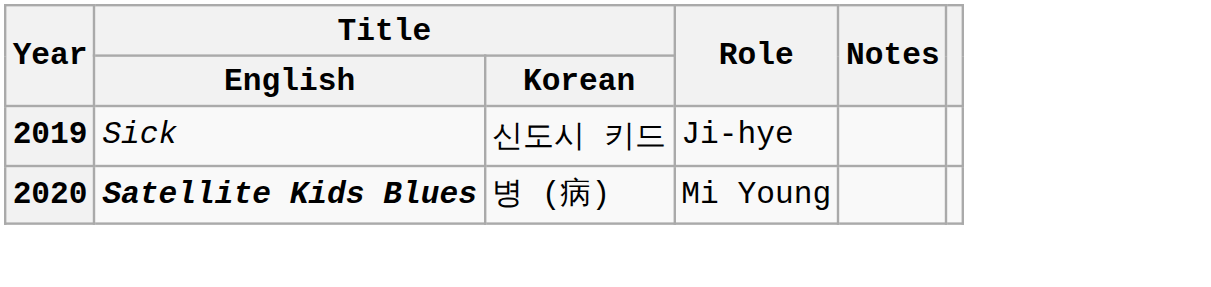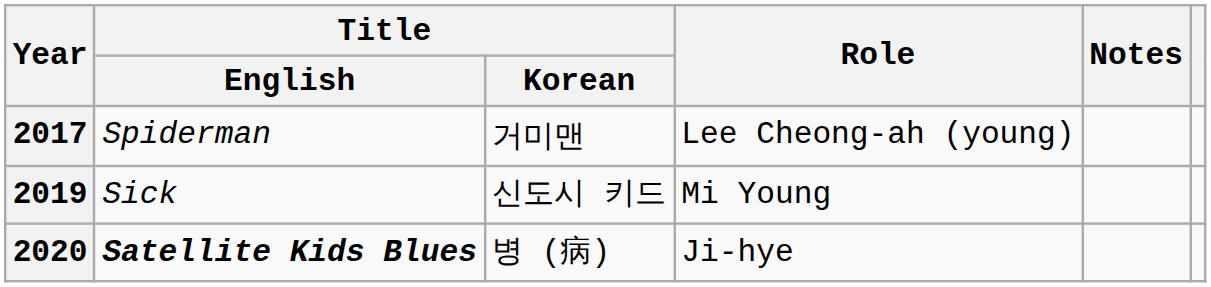+ row: (50, 136)
(738, 136) Ji-hye -> (756, 194) Mi Young
(756, 194) Mi Young -> (738, 252) Ji-hye
